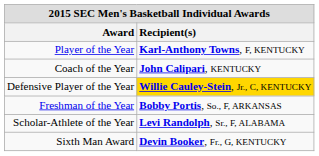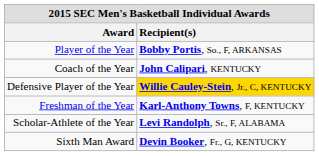(222, 50) Karl-Anthony Towns, F, KENTUCKY -> (210, 50) Bobby Portis, So., F, ARKANSAS
(210, 105) Bobby Portis, So., F, ARKANSAS -> (222, 105) Karl-Anthony Towns, F, KENTUCKY
